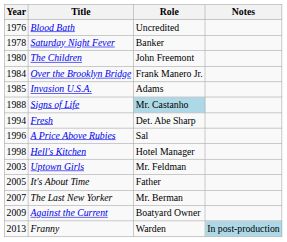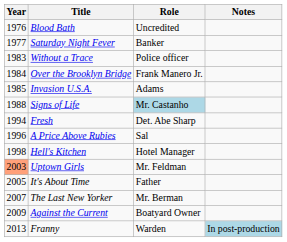(16, 43) 1978 -> (16, 43) 1977
- row: (56, 58)
+ row: (62, 58)
(16, 167) no background -> (16, 167) lightsalmon background
